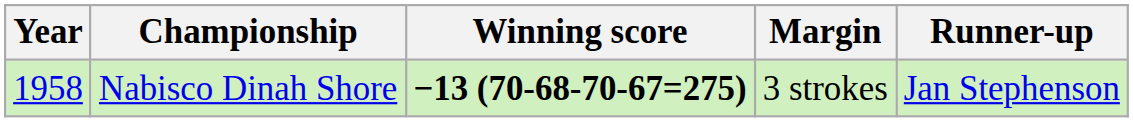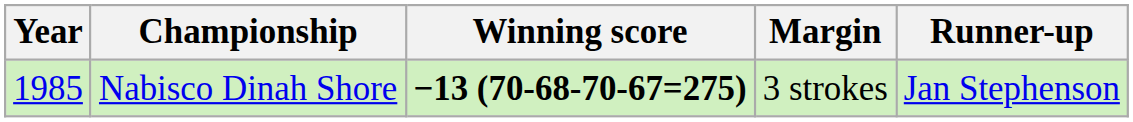(48, 87) 1958 -> (48, 87) 1985
